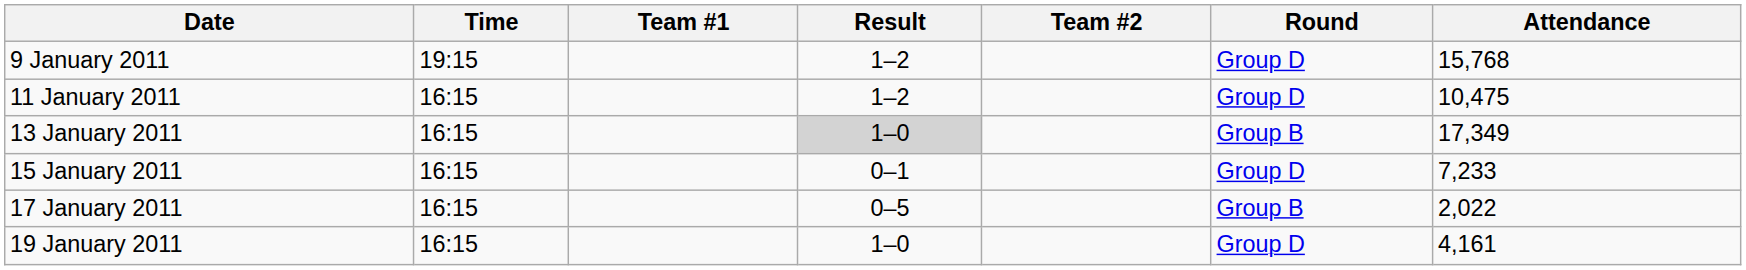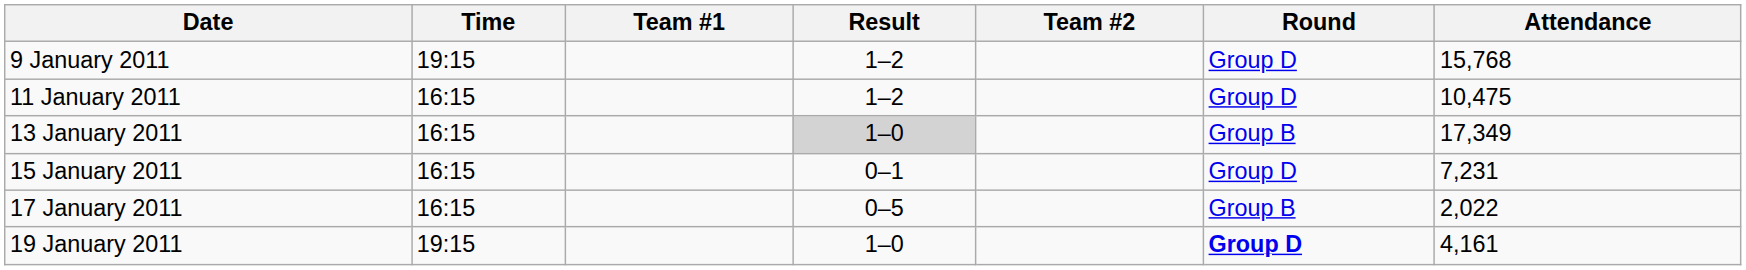(1467, 171) 7,233 -> (1469, 171) 7,231
(449, 245) 16:15 -> (446, 245) 19:15
(1261, 245) normal -> (1255, 245) bold
